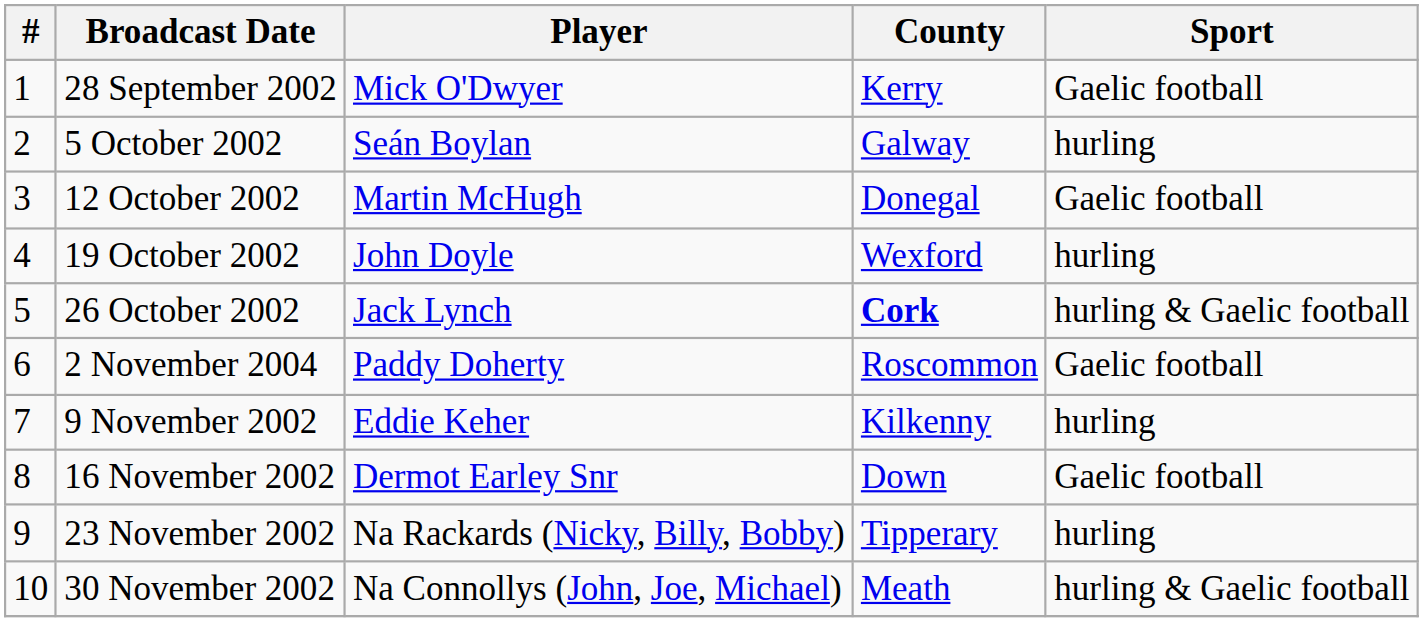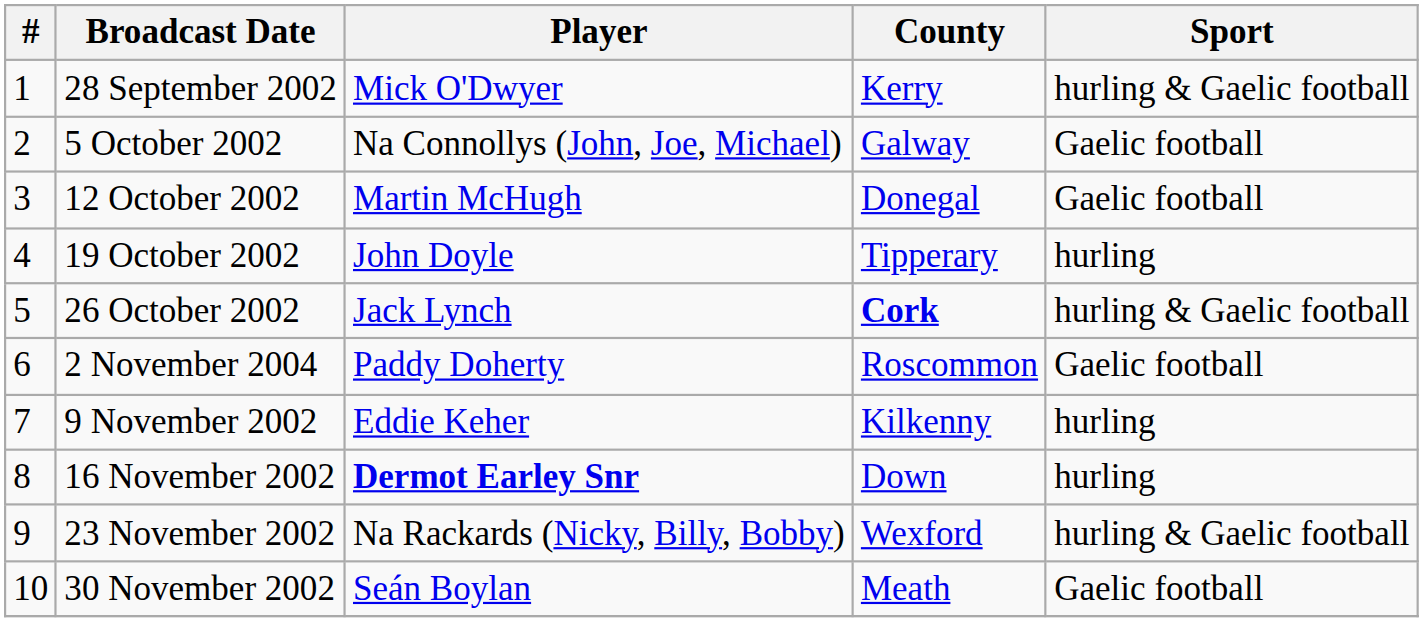(1159, 87) Gaelic football -> (1232, 87) hurling & Gaelic football
(442, 143) Seán Boylan -> (597, 143) Na Connollys (John, Joe, Michael)
(1105, 143) hurling -> (1159, 143) Gaelic football
(922, 254) Wexford -> (929, 254) Tipperary
(485, 476) normal -> (496, 476) bold
(1159, 476) Gaelic football -> (1105, 476) hurling
(929, 532) Tipperary -> (922, 532) Wexford
(1105, 532) hurling -> (1232, 532) hurling & Gaelic football
(597, 587) Na Connollys (John, Joe, Michael) -> (442, 587) Seán Boylan
(1232, 587) hurling & Gaelic football -> (1159, 587) Gaelic football
